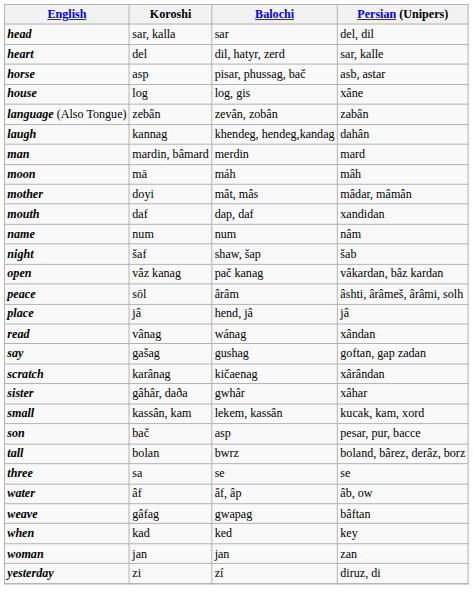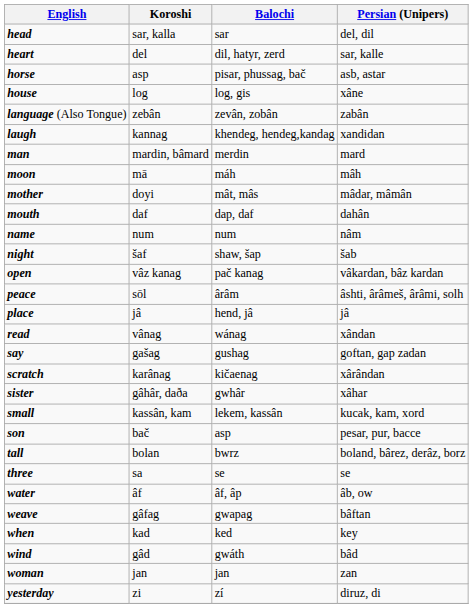(355, 133) dahân -> (362, 133) xandidan
(362, 213) xandidan -> (355, 213) dahân
+ row: (19, 553)
